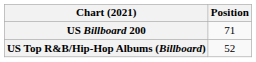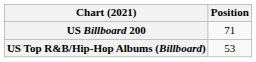(230, 48) 52 -> (230, 48) 53
